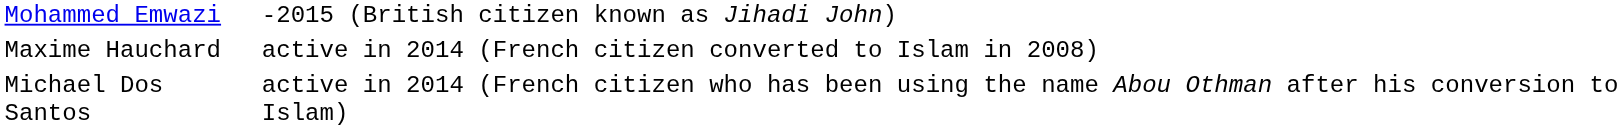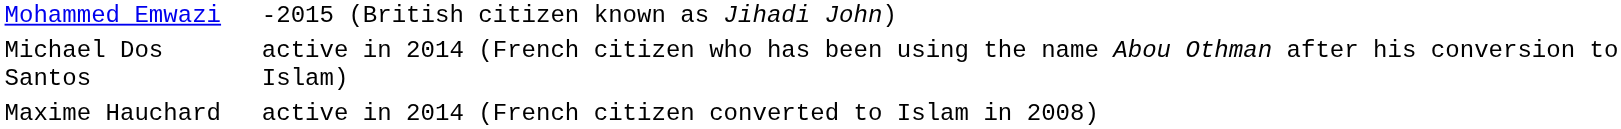rows swapped: (113, 51) <-> (84, 100)
